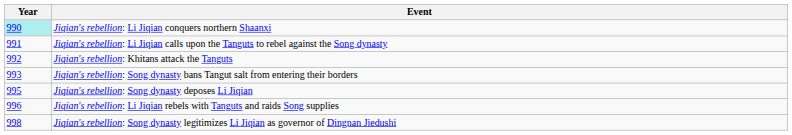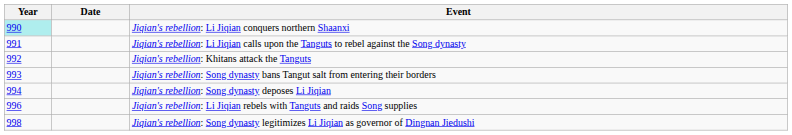+ column: (90, 12)
(14, 91) 995 -> (14, 91) 994
